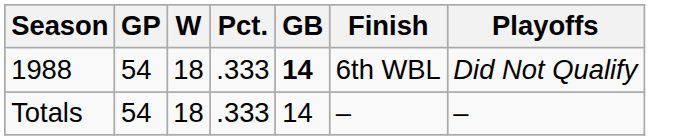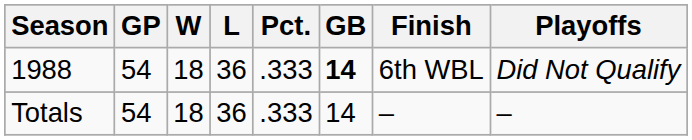+ column: (232, 26)
